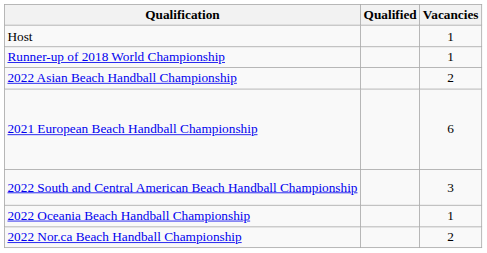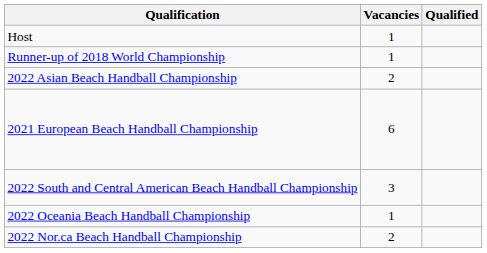columns swapped: (451, 15) <-> (390, 15)
